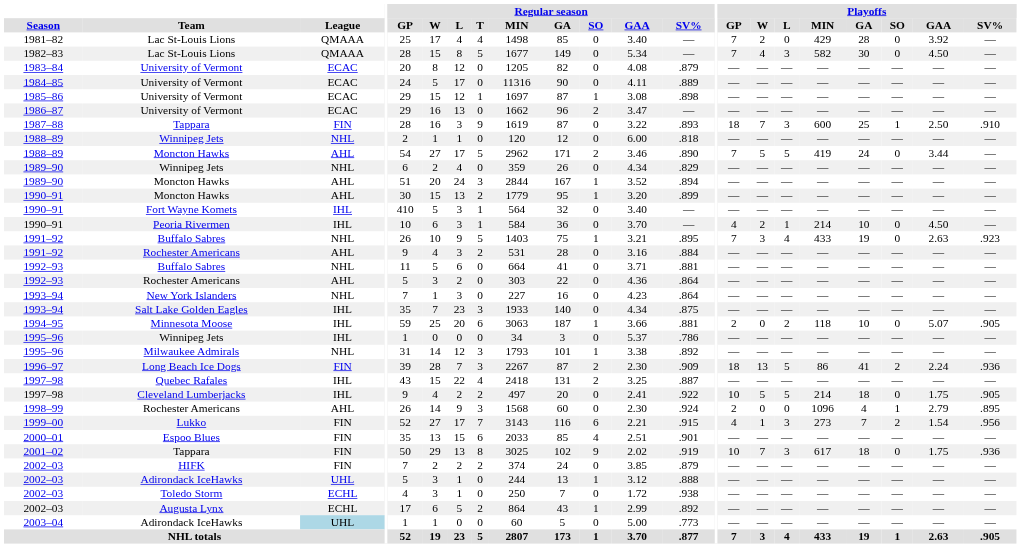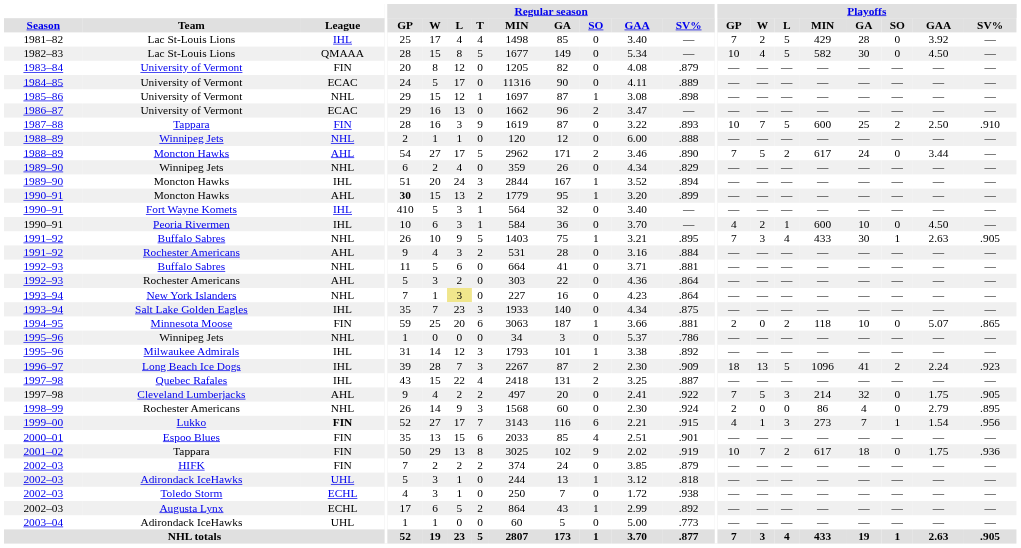(343, 39) QMAAA -> (343, 39) IHL
(787, 39) 0 -> (787, 39) 5
(734, 53) 7 -> (734, 53) 10
(787, 53) 3 -> (787, 53) 5
(343, 68) ECAC -> (343, 68) FIN
(343, 96) ECAC -> (343, 96) NHL
(734, 124) 18 -> (734, 124) 10
(787, 124) 3 -> (787, 124) 5
(897, 124) 1 -> (897, 124) 2
(689, 139) .818 -> (689, 139) .888
(787, 153) 5 -> (787, 153) 2
(823, 153) 419 -> (823, 153) 617
(343, 181) AHL -> (343, 181) IHL
(405, 195) normal -> (405, 195) bold
(823, 224) 214 -> (823, 224) 600
(864, 238) 19 -> (864, 238) 30
(897, 238) 0 -> (897, 238) 1
(990, 238) .923 -> (990, 238) .905
(459, 295) no background -> (459, 295) khaki background
(343, 323) IHL -> (343, 323) FIN
(990, 323) .905 -> (990, 323) .865
(343, 337) IHL -> (343, 337) NHL
(343, 352) NHL -> (343, 352) IHL
(343, 366) FIN -> (343, 366) IHL
(823, 366) 86 -> (823, 366) 1096
(990, 366) .936 -> (990, 366) .923
(343, 394) IHL -> (343, 394) AHL
(734, 394) 10 -> (734, 394) 7
(787, 394) 5 -> (787, 394) 3
(864, 394) 18 -> (864, 394) 32
(343, 408) AHL -> (343, 408) NHL
(823, 408) 1096 -> (823, 408) 86
(897, 408) 1 -> (897, 408) 0
(343, 423) normal -> (343, 423) bold
(897, 423) 2 -> (897, 423) 1
(787, 451) 3 -> (787, 451) 2
(689, 479) .888 -> (689, 479) .818
(343, 522) lightblue background -> (343, 522) no background
